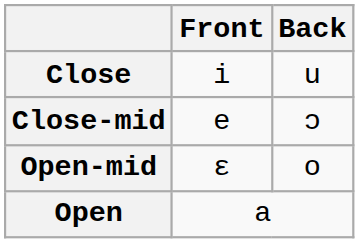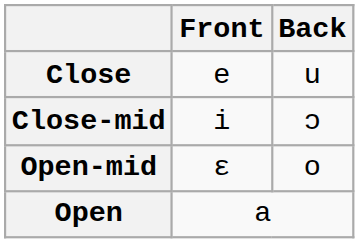(222, 75) i -> (222, 75) e
(222, 121) e -> (222, 121) i
